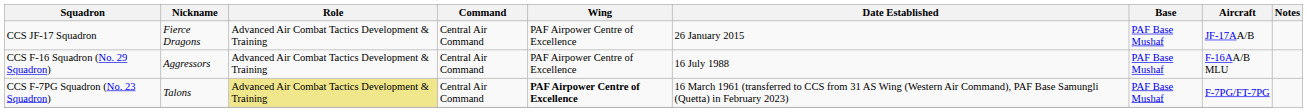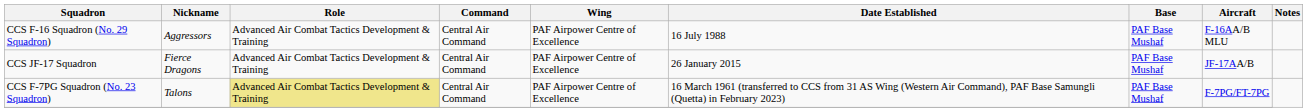rows swapped: (67, 64) <-> (52, 35)
(585, 92) bold -> (584, 92) normal
